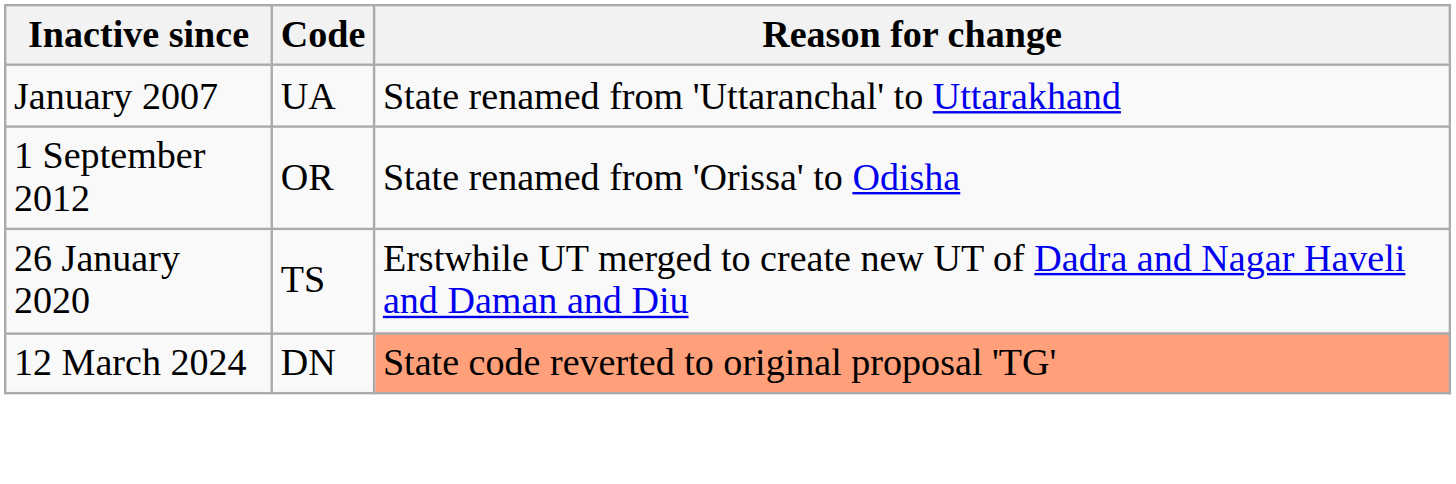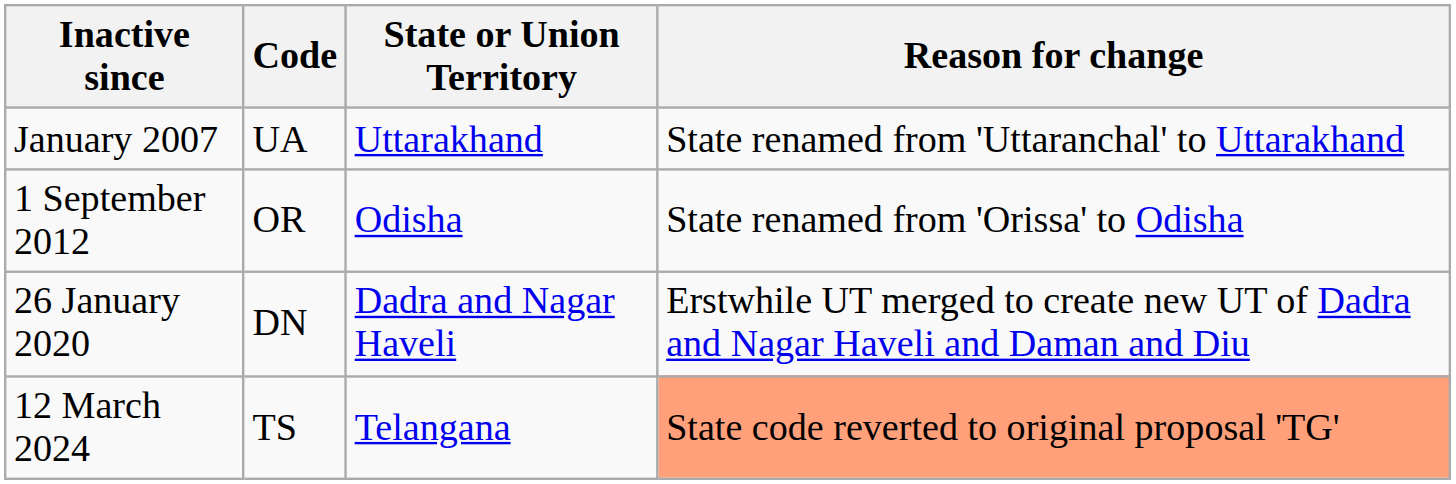+ column: (502, 56)
(303, 280) TS -> (280, 322) DN
(308, 361) DN -> (275, 426) TS
